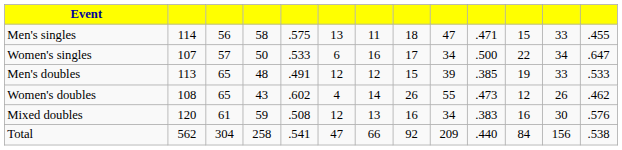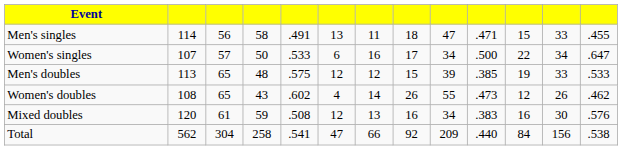(299, 34) .575 -> (299, 34) .491
(299, 74) .491 -> (299, 74) .575
